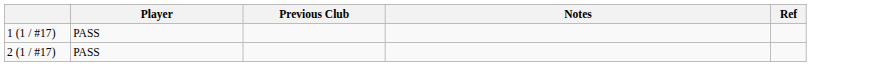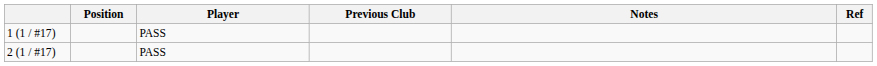+ column: (104, 14)
